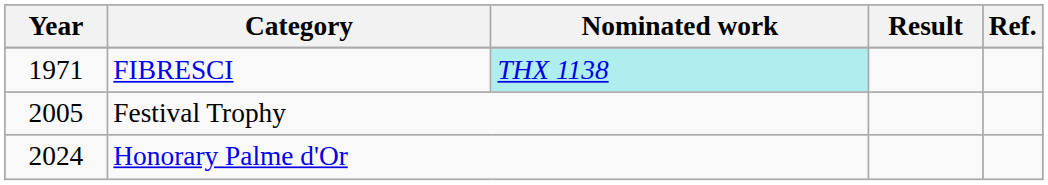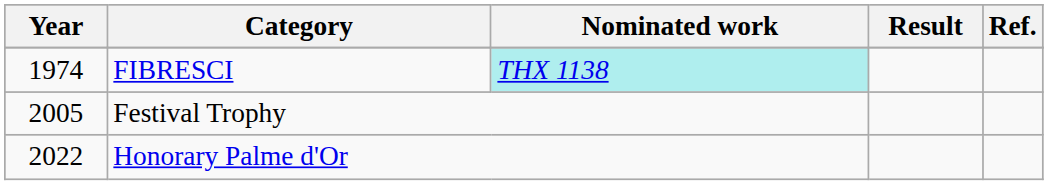(56, 69) 1971 -> (56, 69) 1974
(56, 156) 2024 -> (56, 156) 2022
